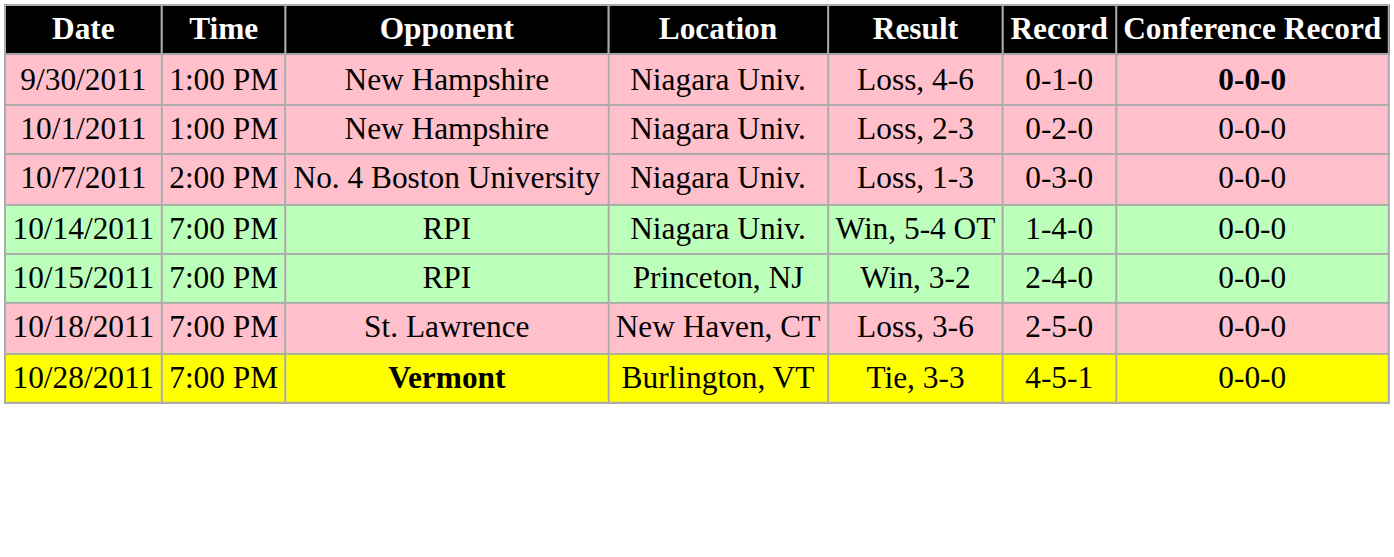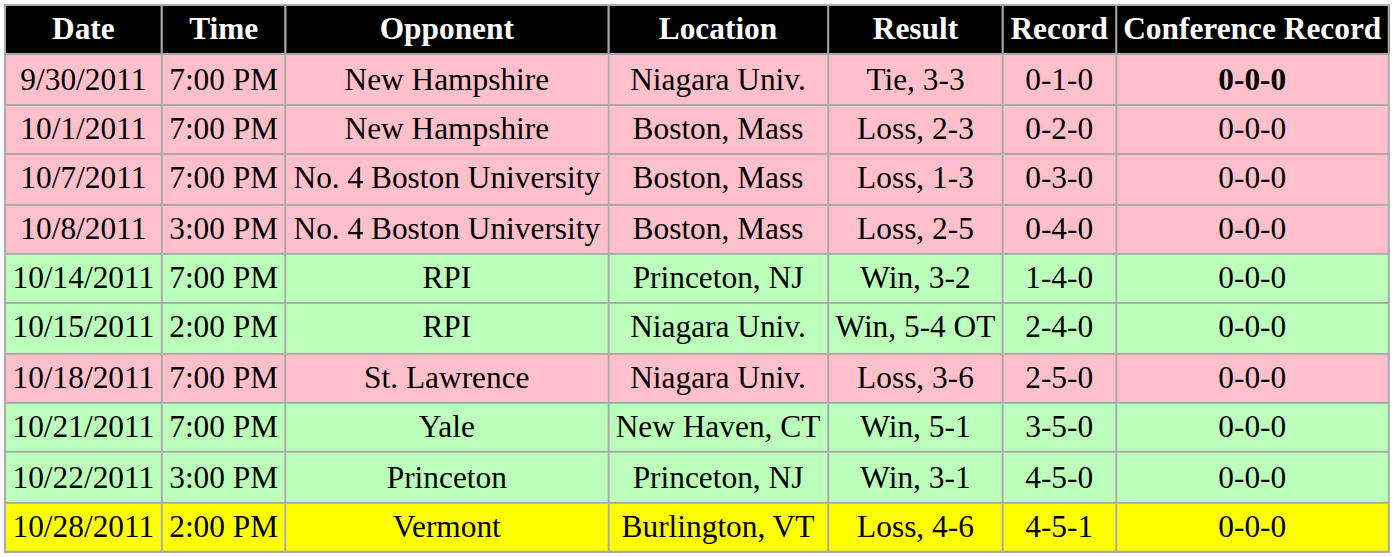(224, 79) 1:00 PM -> (224, 79) 7:00 PM
(915, 79) Loss, 4-6 -> (915, 79) Tie, 3-3
(224, 128) 1:00 PM -> (224, 128) 7:00 PM
(718, 128) Niagara Univ. -> (718, 128) Boston, Mass
(224, 178) 2:00 PM -> (224, 178) 7:00 PM
(718, 178) Niagara Univ. -> (718, 178) Boston, Mass
+ row: (83, 228)
(718, 228) Niagara Univ. -> (718, 278) Princeton, NJ
(915, 228) Win, 5-4 OT -> (915, 278) Win, 3-2
(224, 278) 7:00 PM -> (224, 327) 2:00 PM
(718, 278) Princeton, NJ -> (718, 327) Niagara Univ.
(915, 278) Win, 3-2 -> (915, 327) Win, 5-4 OT
(718, 327) New Haven, CT -> (718, 377) Niagara Univ.
+ row: (83, 427)
+ row: (83, 476)
(224, 377) 7:00 PM -> (224, 526) 2:00 PM
(447, 377) bold -> (447, 526) normal
(915, 377) Tie, 3-3 -> (915, 526) Loss, 4-6
